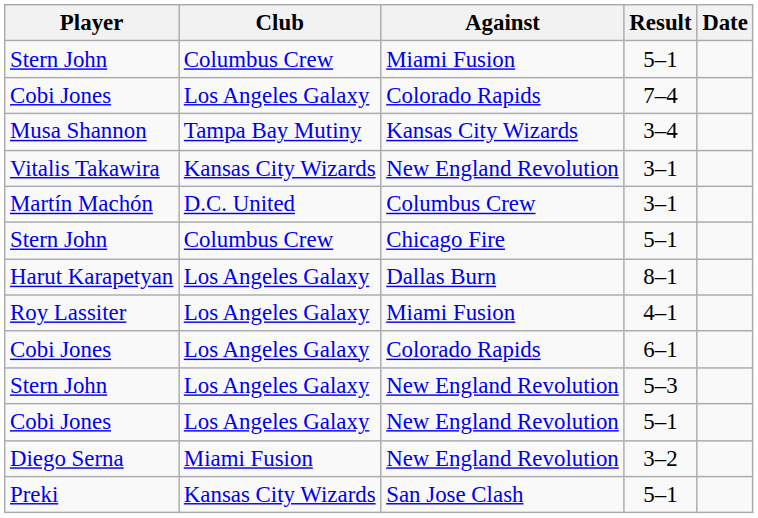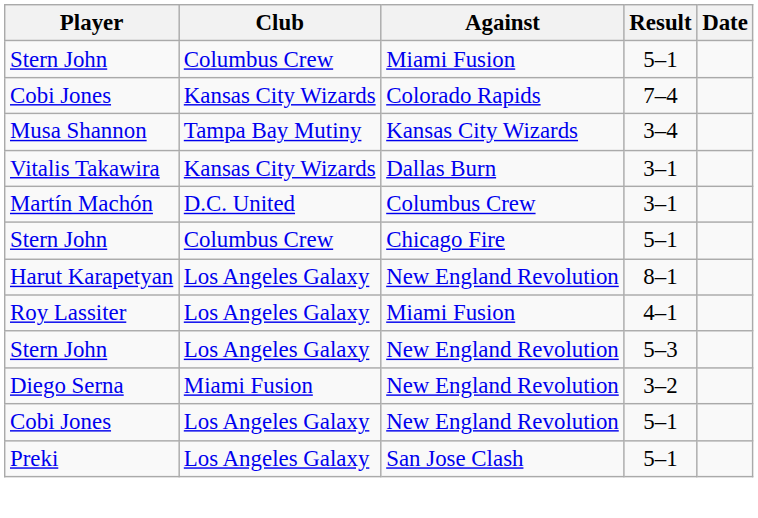(277, 95) Los Angeles Galaxy -> (280, 95) Kansas City Wizards
(502, 167) New England Revolution -> (441, 167) Dallas Burn
(441, 276) Dallas Burn -> (502, 276) New England Revolution
- row: (61, 349)
rows swapped: (61, 421) <-> (67, 458)
(280, 494) Kansas City Wizards -> (277, 458) Los Angeles Galaxy
